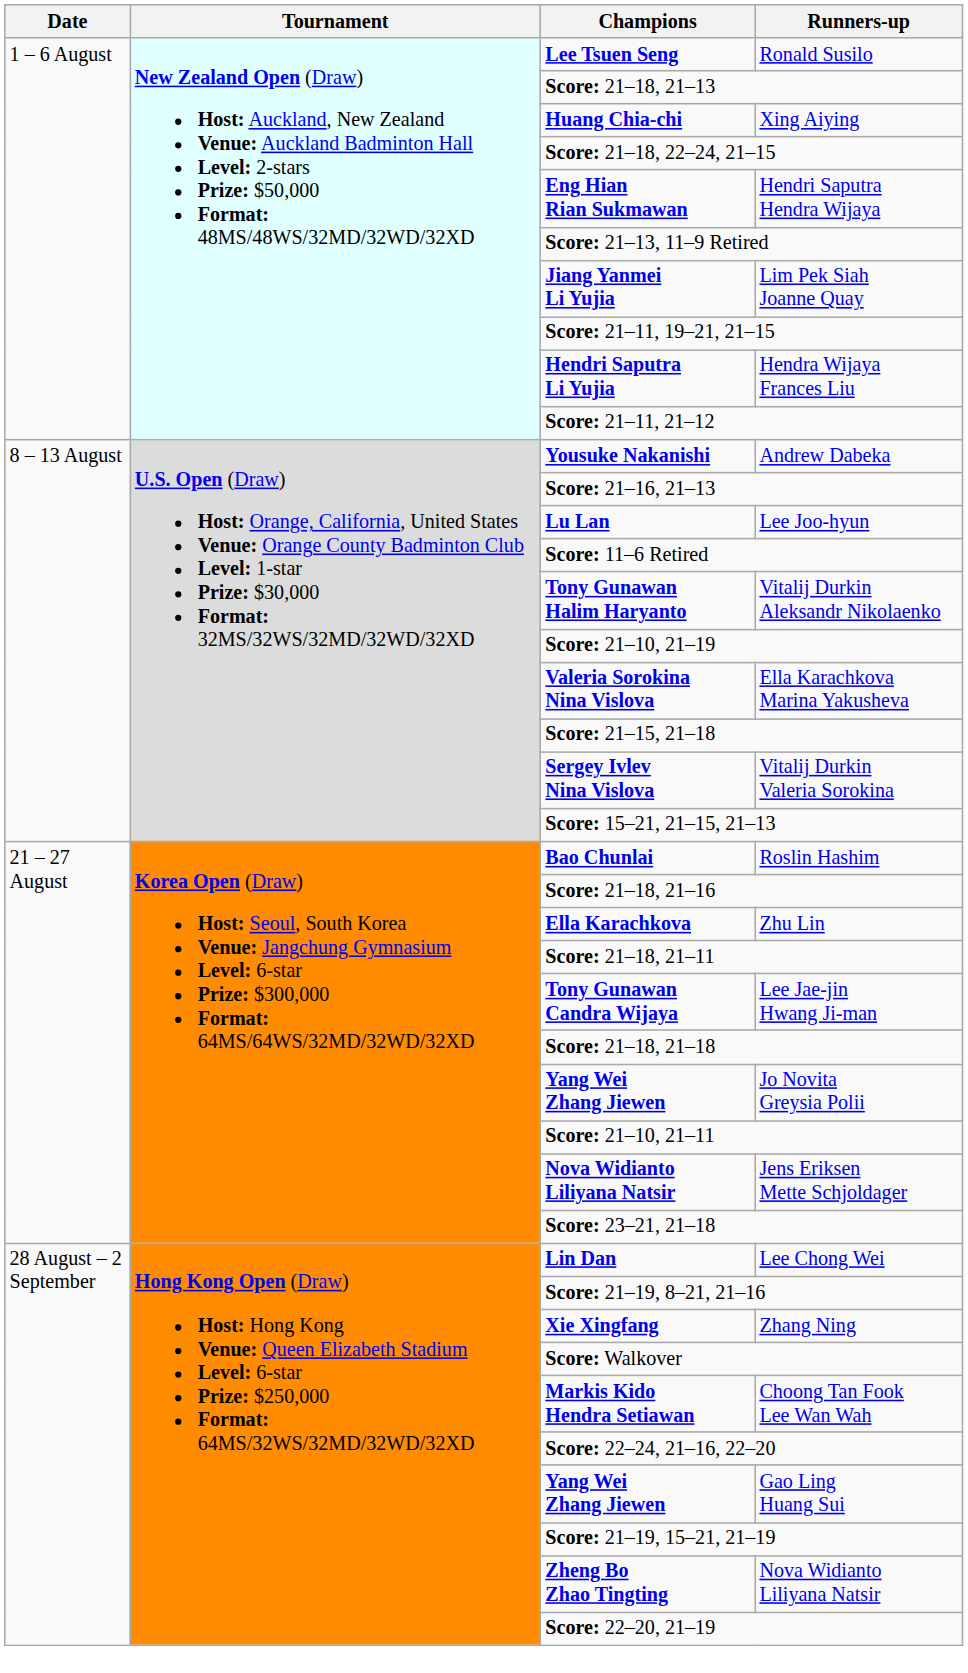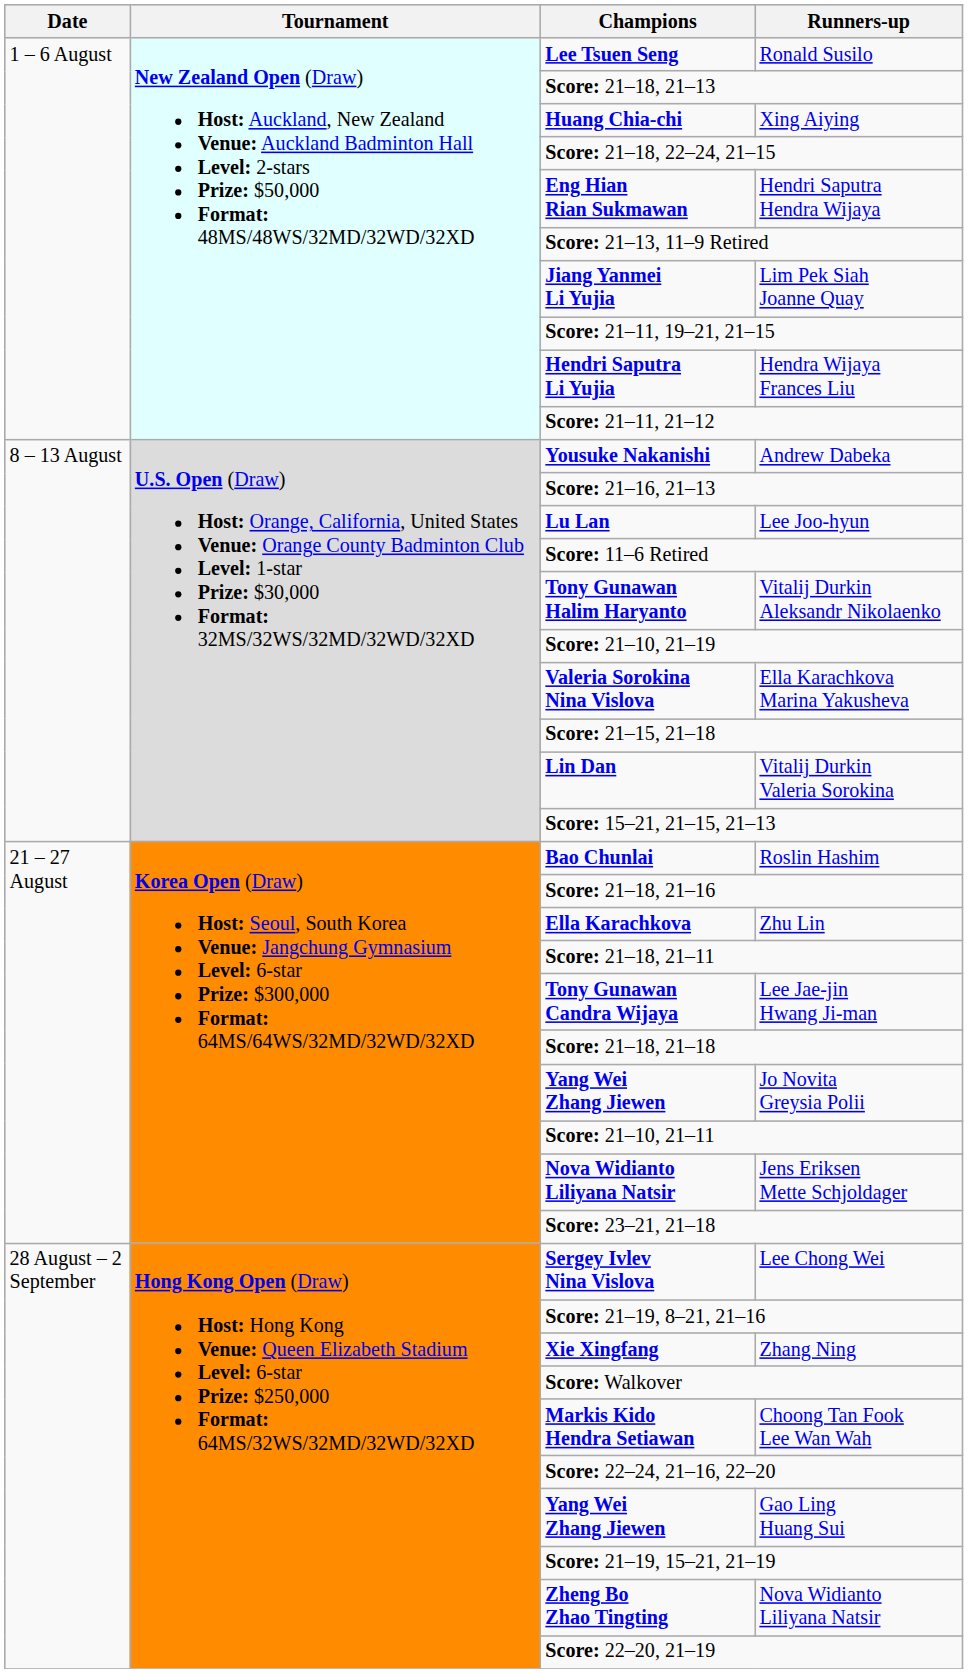(600, 779) Sergey Ivlev Nina Vislova -> (581, 767) Lin Dan
(581, 1259) Lin Dan -> (600, 1271) Sergey Ivlev Nina Vislova
